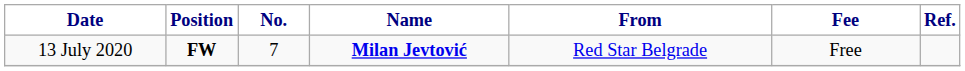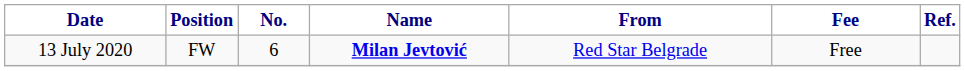(202, 50) bold -> (202, 50) normal
(274, 50) 7 -> (274, 50) 6
